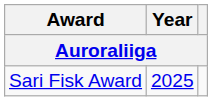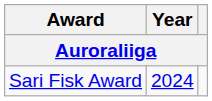(172, 80) 2025 -> (172, 80) 2024
